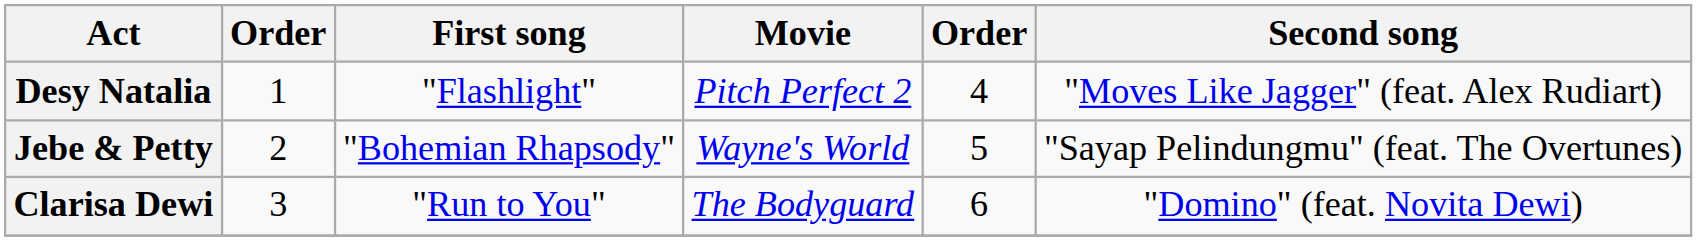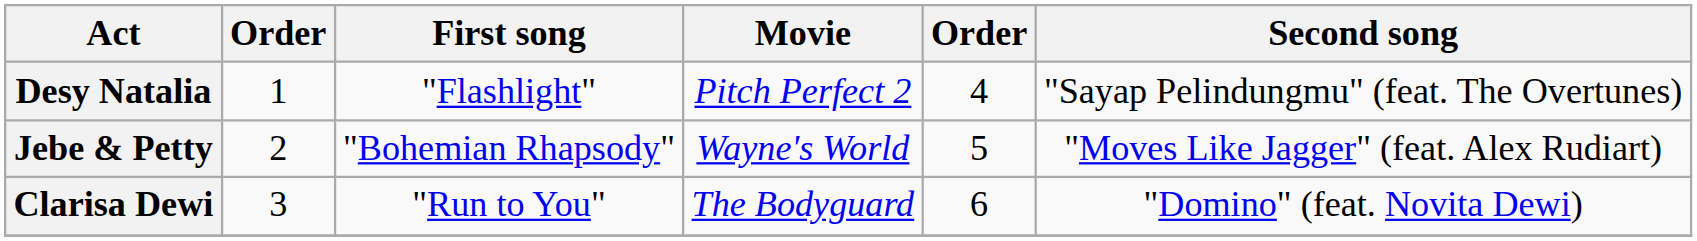(1363, 90) "Moves Like Jagger" (feat. Alex Rudiart) -> (1363, 90) "Sayap Pelindungmu" (feat. The Overtunes)
(1363, 147) "Sayap Pelindungmu" (feat. The Overtunes) -> (1363, 147) "Moves Like Jagger" (feat. Alex Rudiart)
